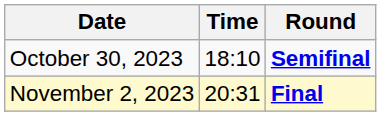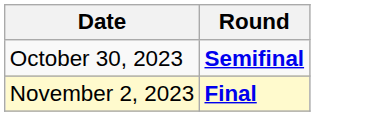- column: (233, 22)
